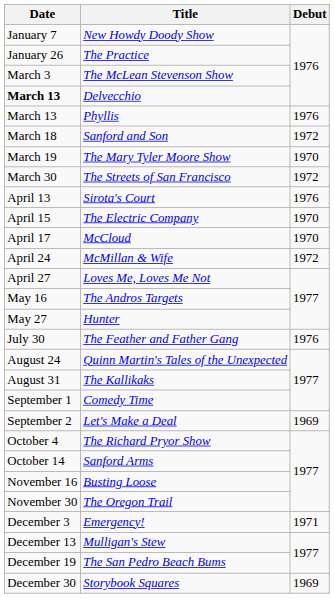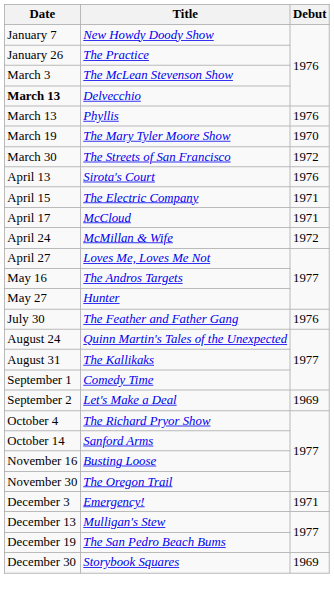- row: (126, 136)
(306, 217) 1970 -> (306, 197) 1971
(306, 237) 1970 -> (306, 217) 1971
